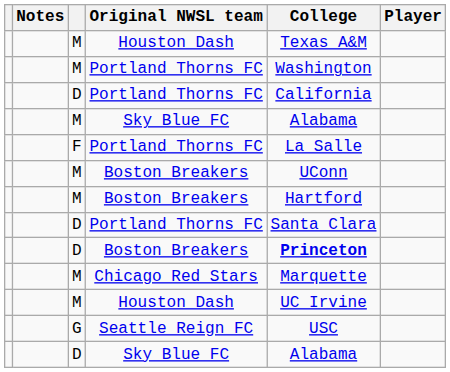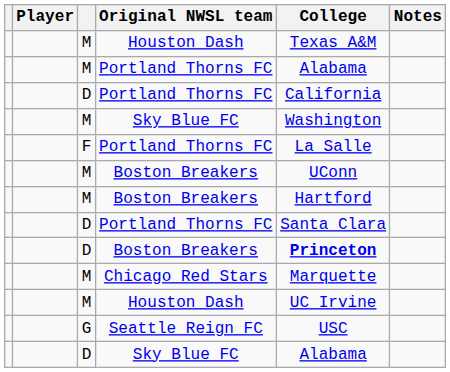columns swapped: (413, 18) <-> (40, 18)
(324, 70) Washington -> (333, 70) Alabama
(324, 122) Alabama -> (333, 122) Washington
